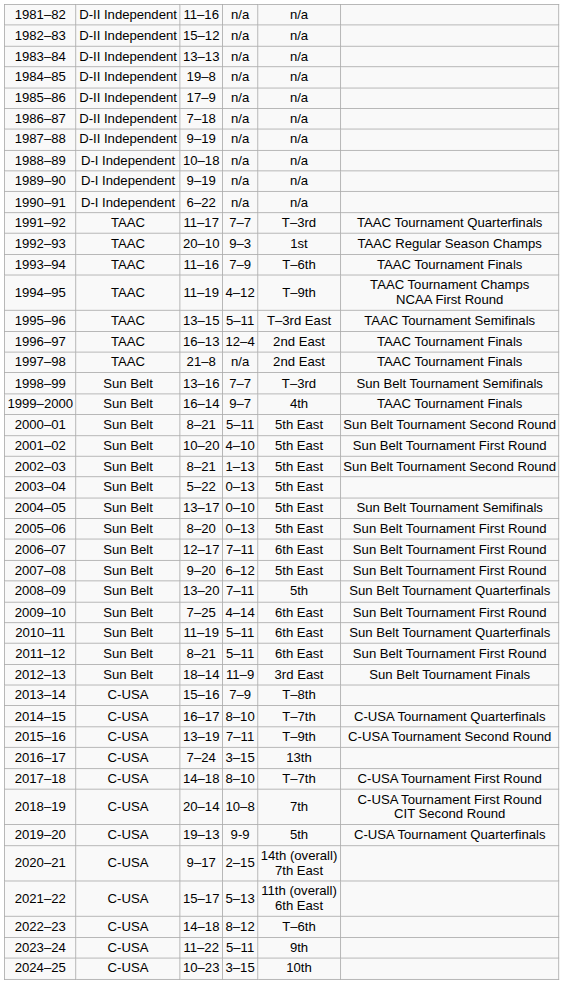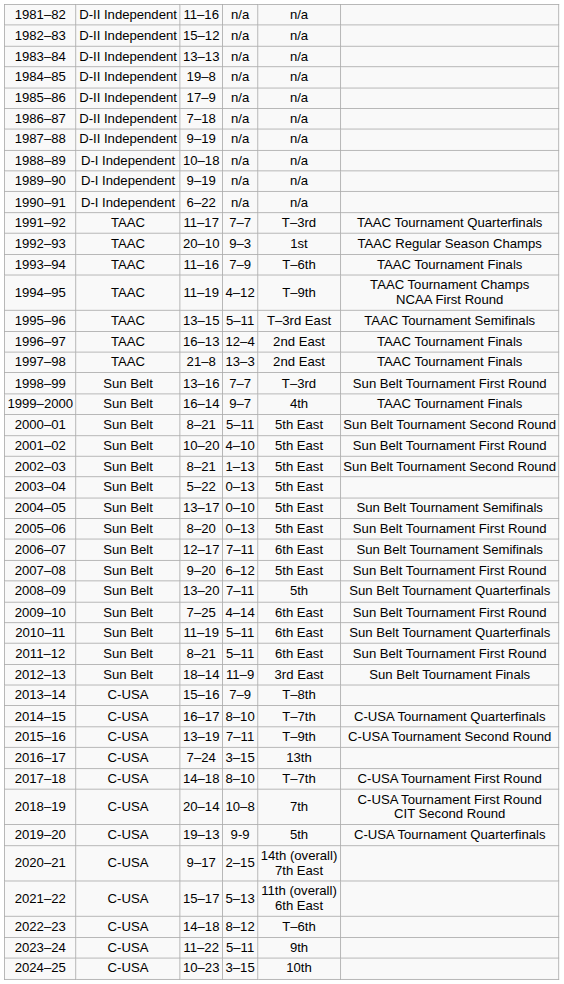(240, 362) n/a -> (240, 362) 13–3
(450, 383) Sun Belt Tournament Semifinals -> (450, 383) Sun Belt Tournament First Round
(450, 549) Sun Belt Tournament First Round -> (450, 549) Sun Belt Tournament Semifinals
